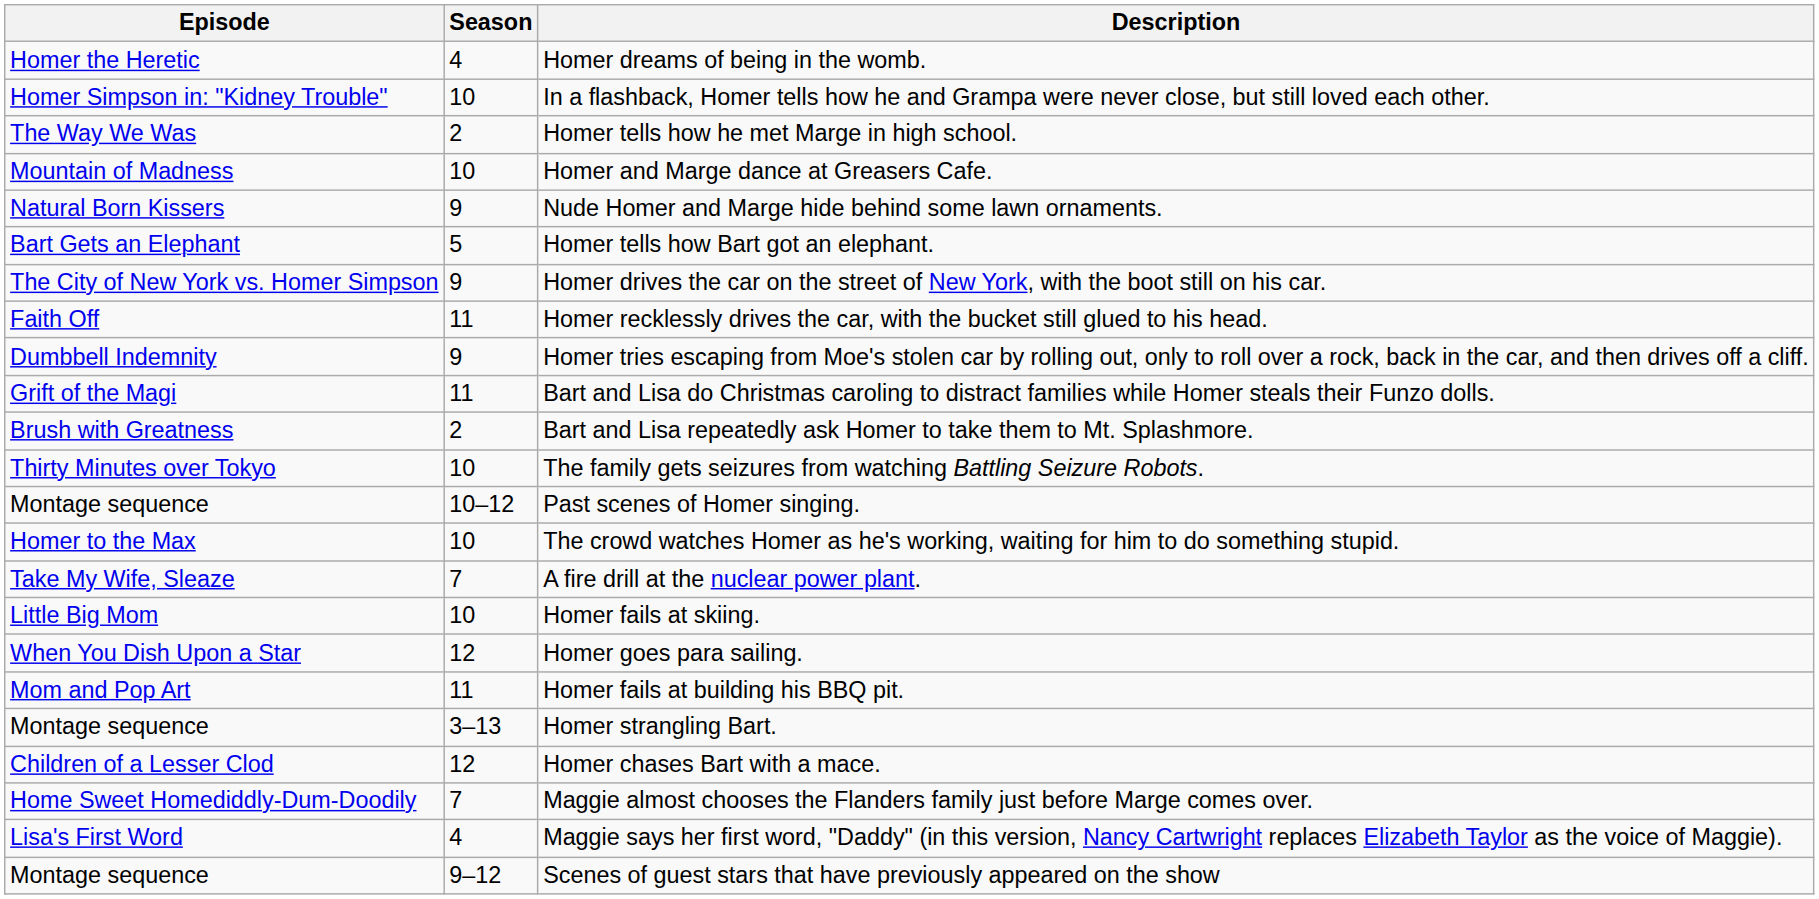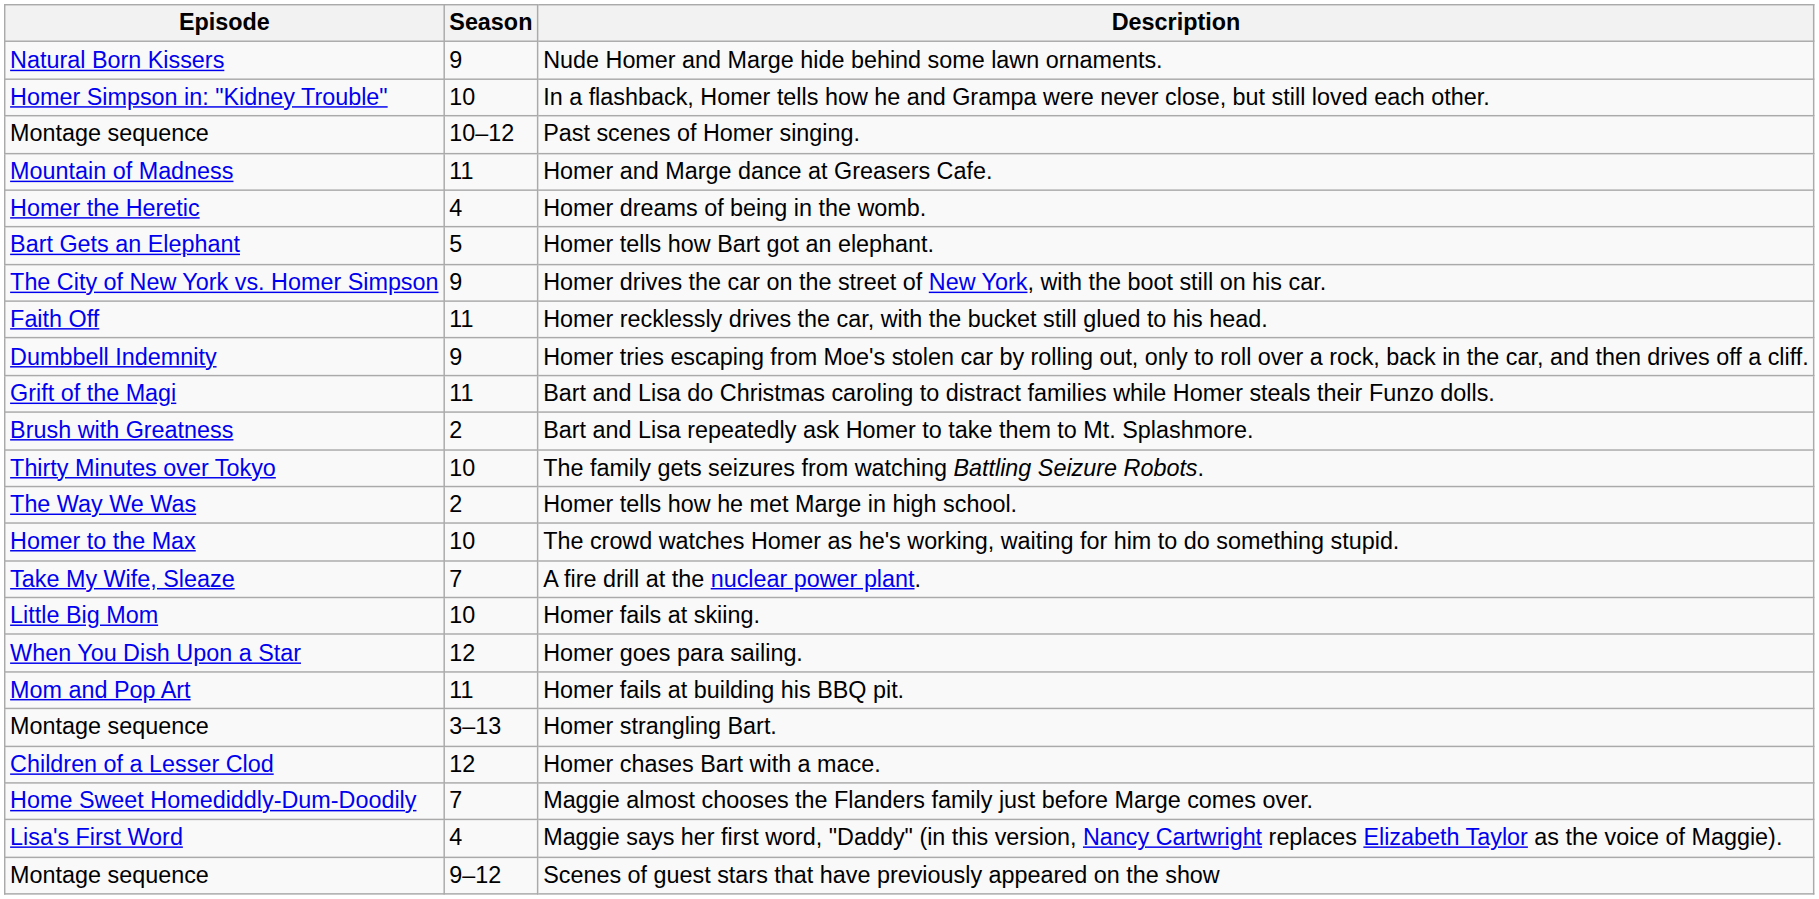rows swapped: (735, 60) <-> (853, 208)
rows swapped: (780, 134) <-> (702, 504)
(462, 171) 10 -> (461, 171) 11
